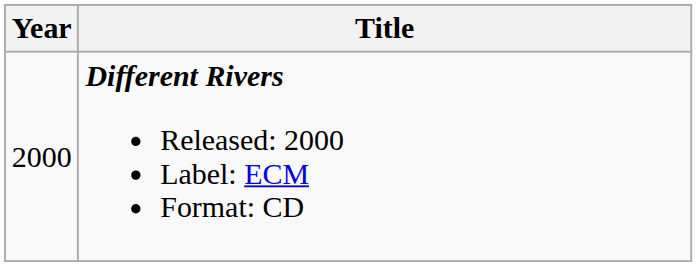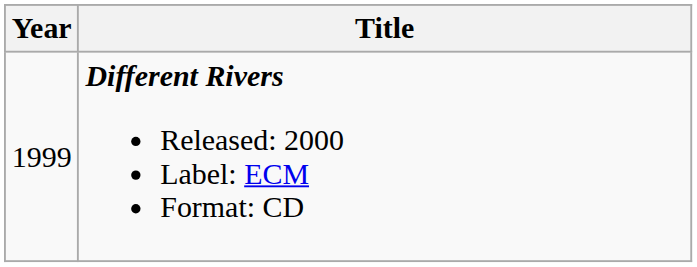(42, 156) 2000 -> (42, 156) 1999
